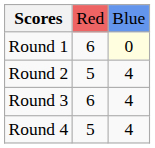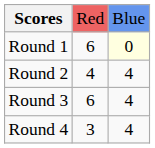(90, 73) 5 -> (90, 73) 4
(90, 128) 5 -> (90, 128) 3
